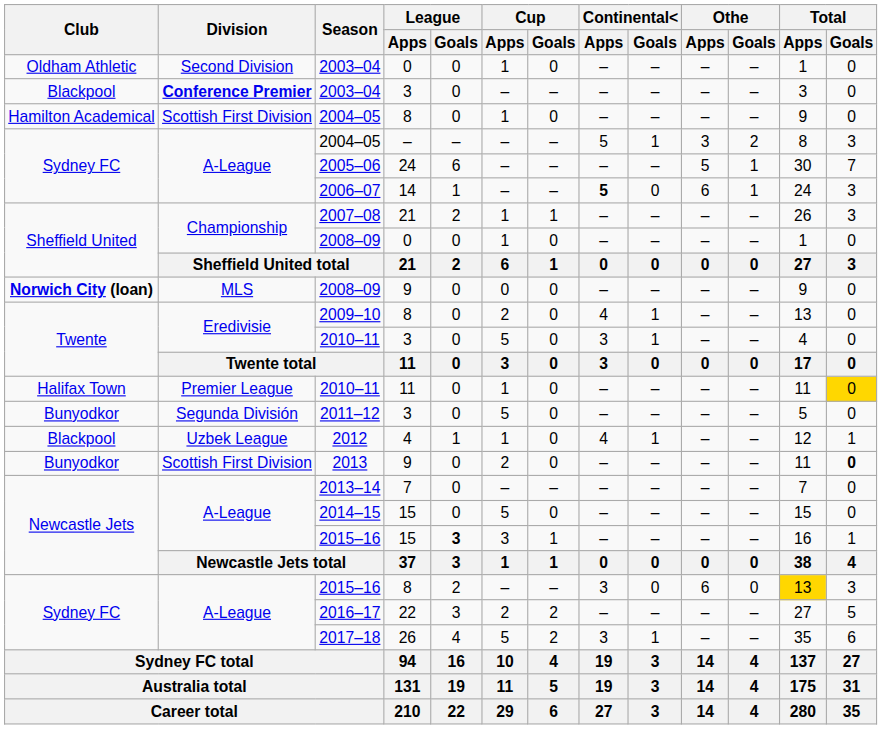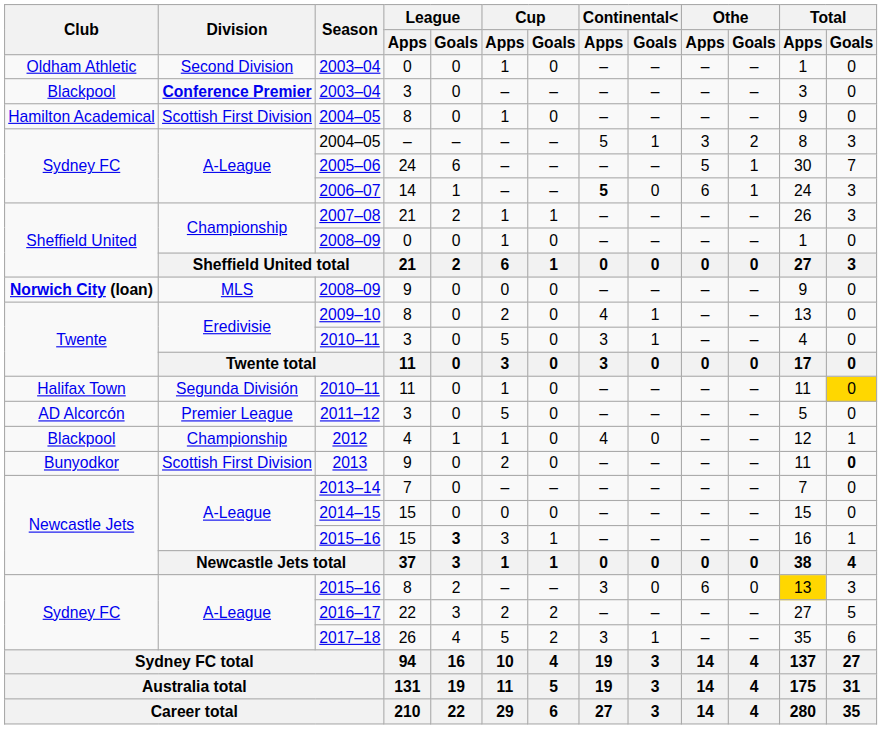(237, 389) Premier League -> (237, 389) Segunda División
(81, 414) Bunyodkor -> (81, 414) AD Alcorcón
(237, 414) Segunda División -> (237, 414) Premier League
(237, 439) Uzbek League -> (237, 439) Championship
(655, 439) 1 -> (655, 439) 0
(505, 513) 5 -> (505, 513) 0
